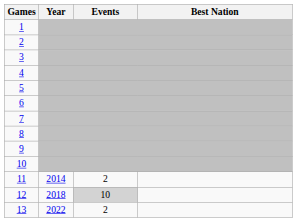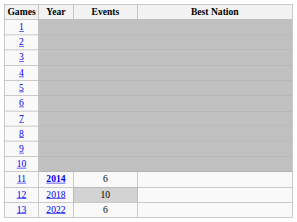(56, 179) normal -> (56, 179) bold
(105, 179) 2 -> (105, 179) 6
(105, 210) 2 -> (105, 210) 6
